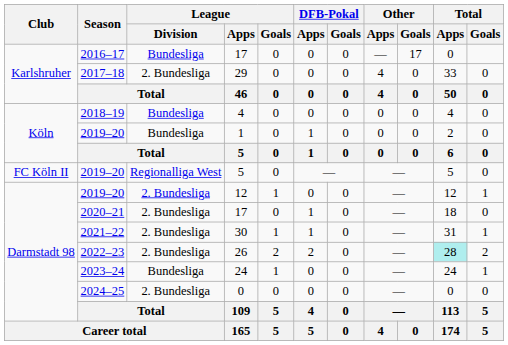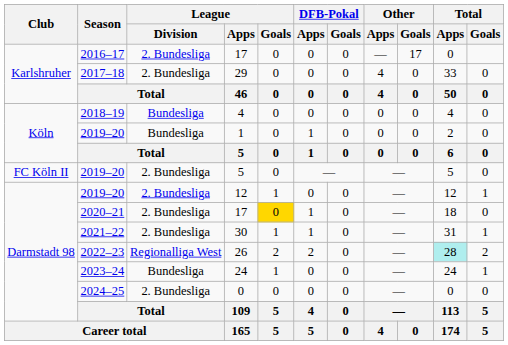(176, 53) Bundesliga -> (176, 53) 2. Bundesliga
(176, 172) Regionalliga West -> (176, 172) 2. Bundesliga
(276, 212) no background -> (276, 212) gold background
(176, 251) 2. Bundesliga -> (176, 251) Regionalliga West
